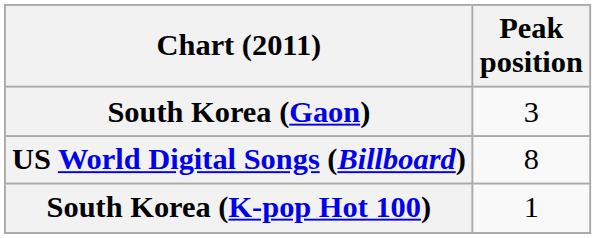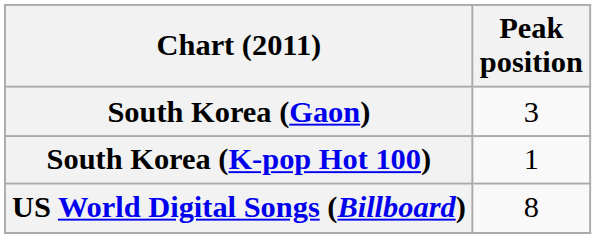rows swapped: (239, 207) <-> (239, 159)
